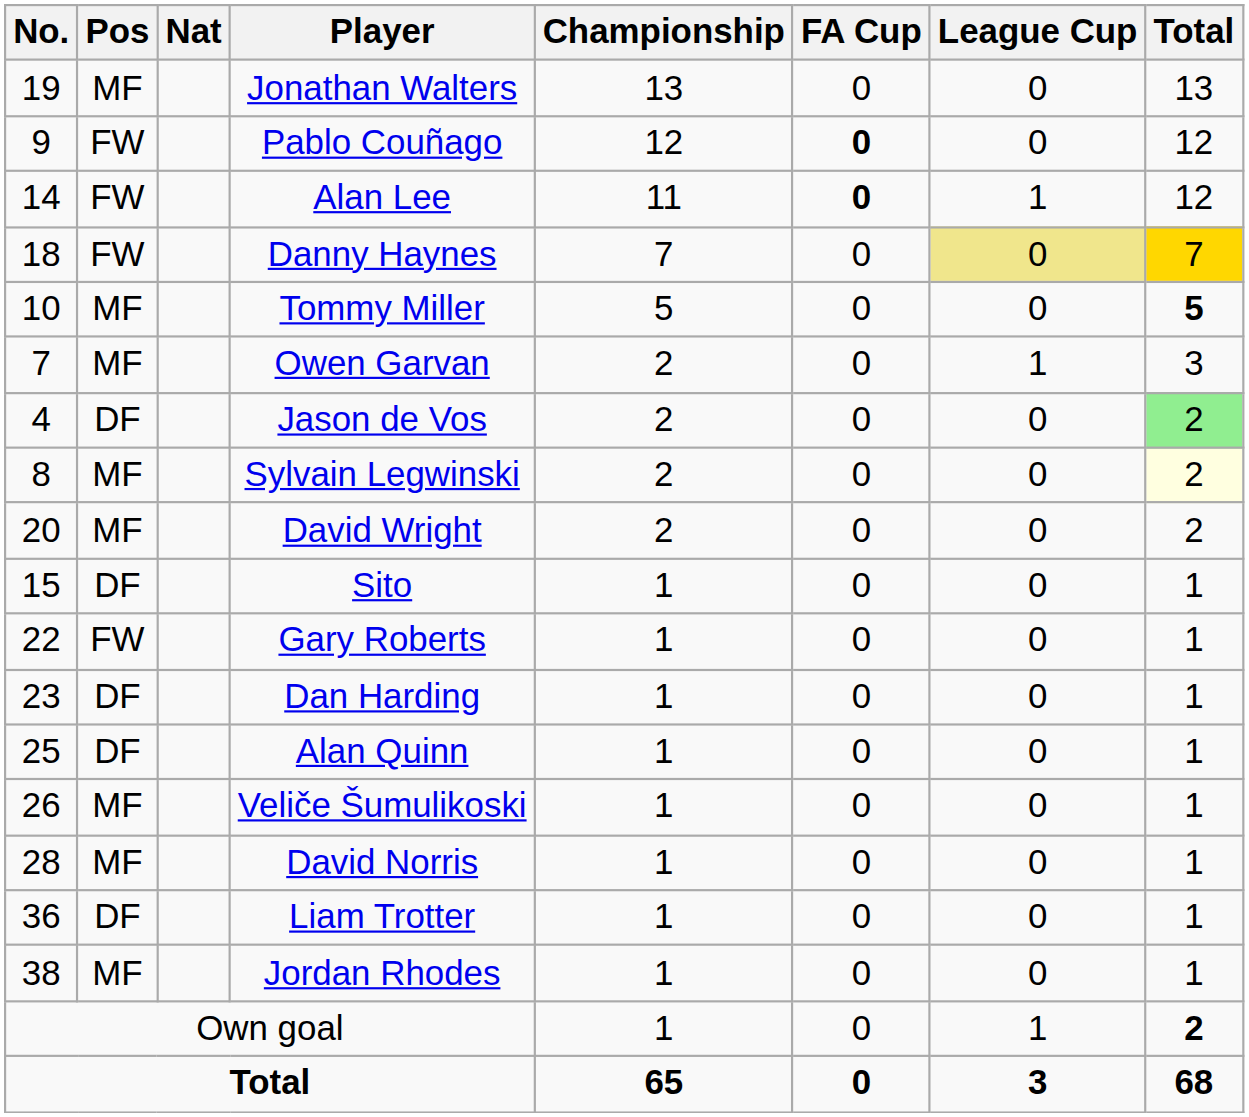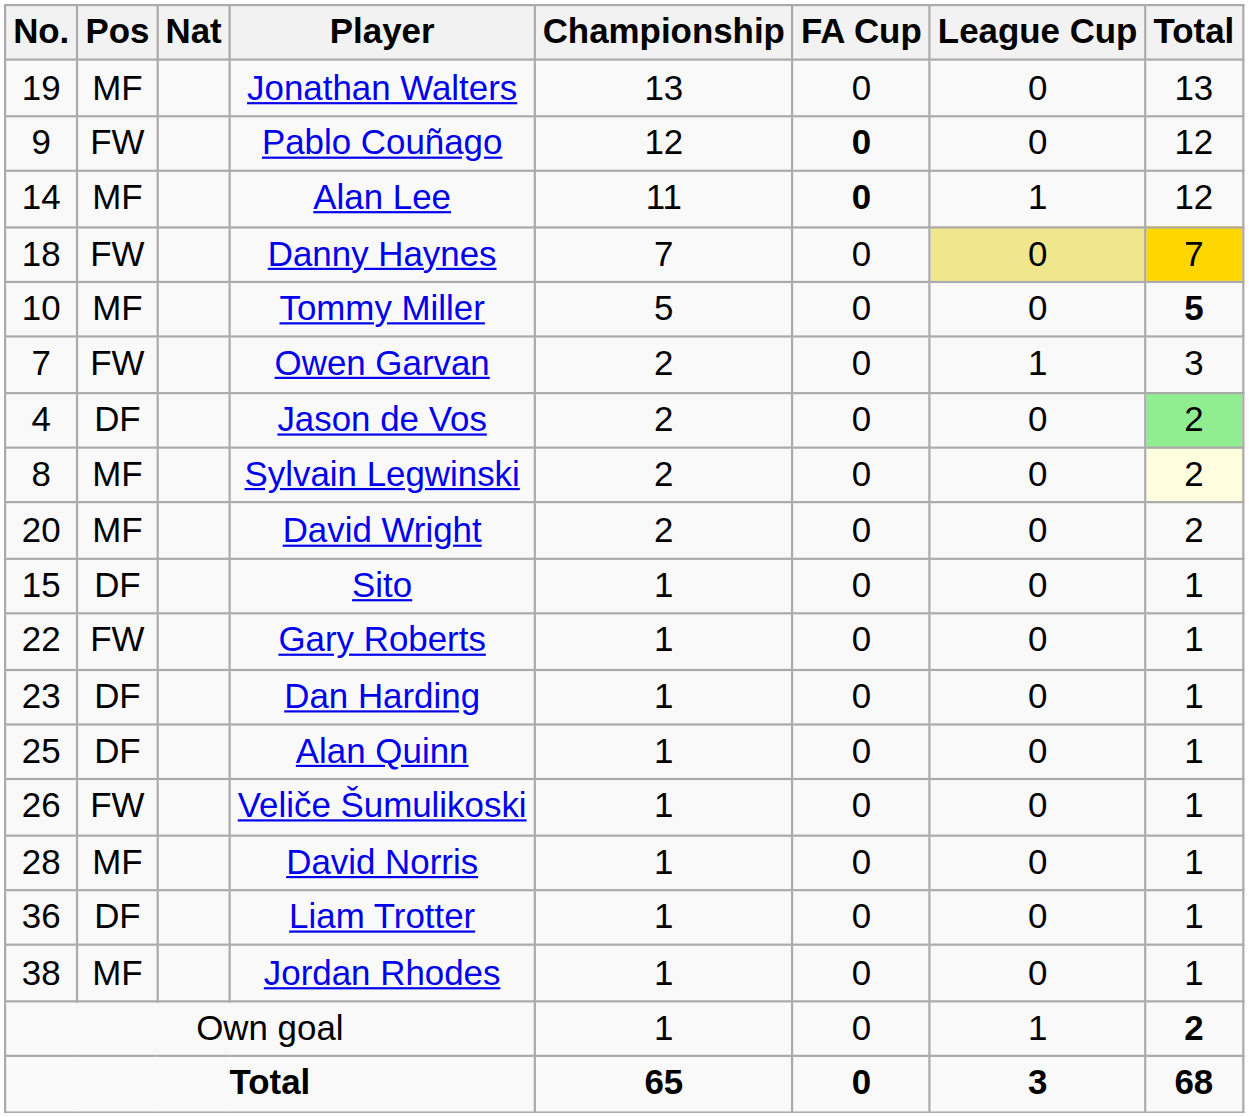(117, 198) FW -> (117, 198) MF
(117, 364) MF -> (117, 364) FW
(117, 806) MF -> (117, 806) FW
